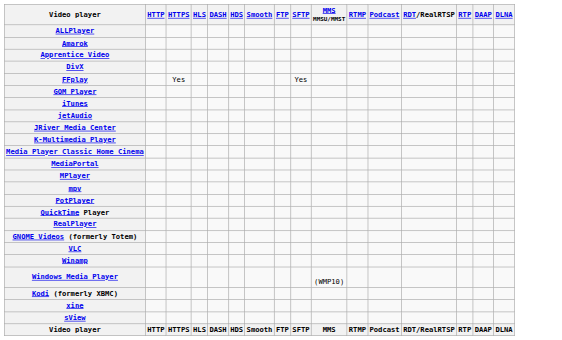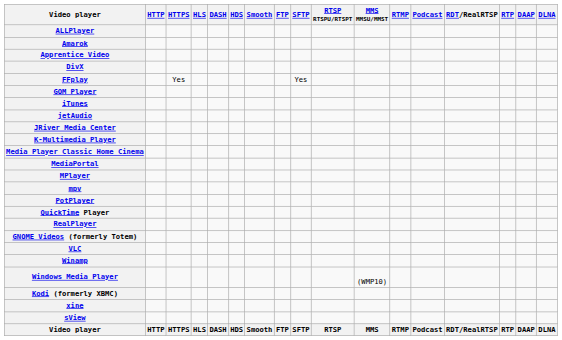+ column: (333, 14)
